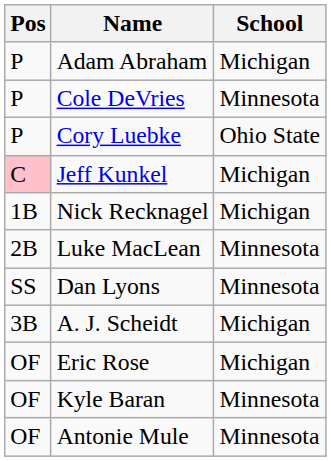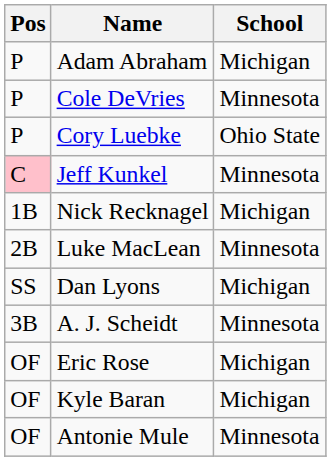(265, 173) Michigan -> (269, 173) Minnesota
(269, 286) Minnesota -> (265, 286) Michigan
(265, 323) Michigan -> (269, 323) Minnesota
(269, 398) Minnesota -> (265, 398) Michigan
